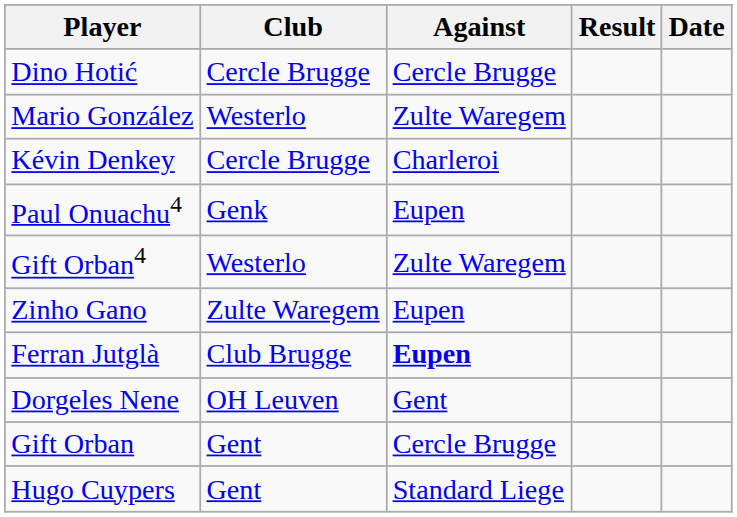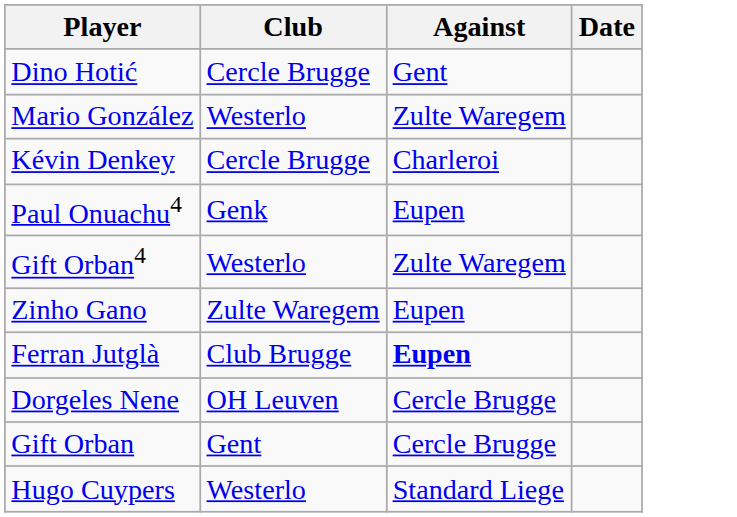- column: (617, 26)
(474, 71) Cercle Brugge -> (420, 71) Gent
(420, 399) Gent -> (474, 399) Cercle Brugge
(234, 488) Gent -> (256, 488) Westerlo
